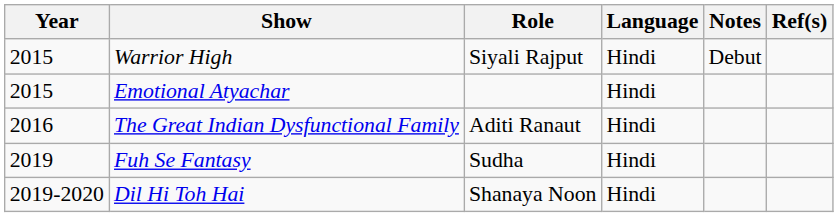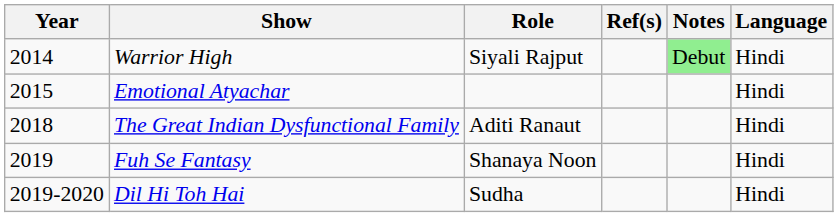columns swapped: (652, 21) <-> (799, 21)
(31, 56) 2015 -> (31, 56) 2014
(735, 56) no background -> (699, 56) lightgreen background
(31, 125) 2016 -> (31, 125) 2018
(496, 159) Sudha -> (533, 159) Shanaya Noon
(533, 194) Shanaya Noon -> (496, 194) Sudha
